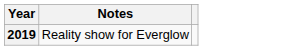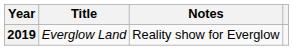+ column: (84, 14)
